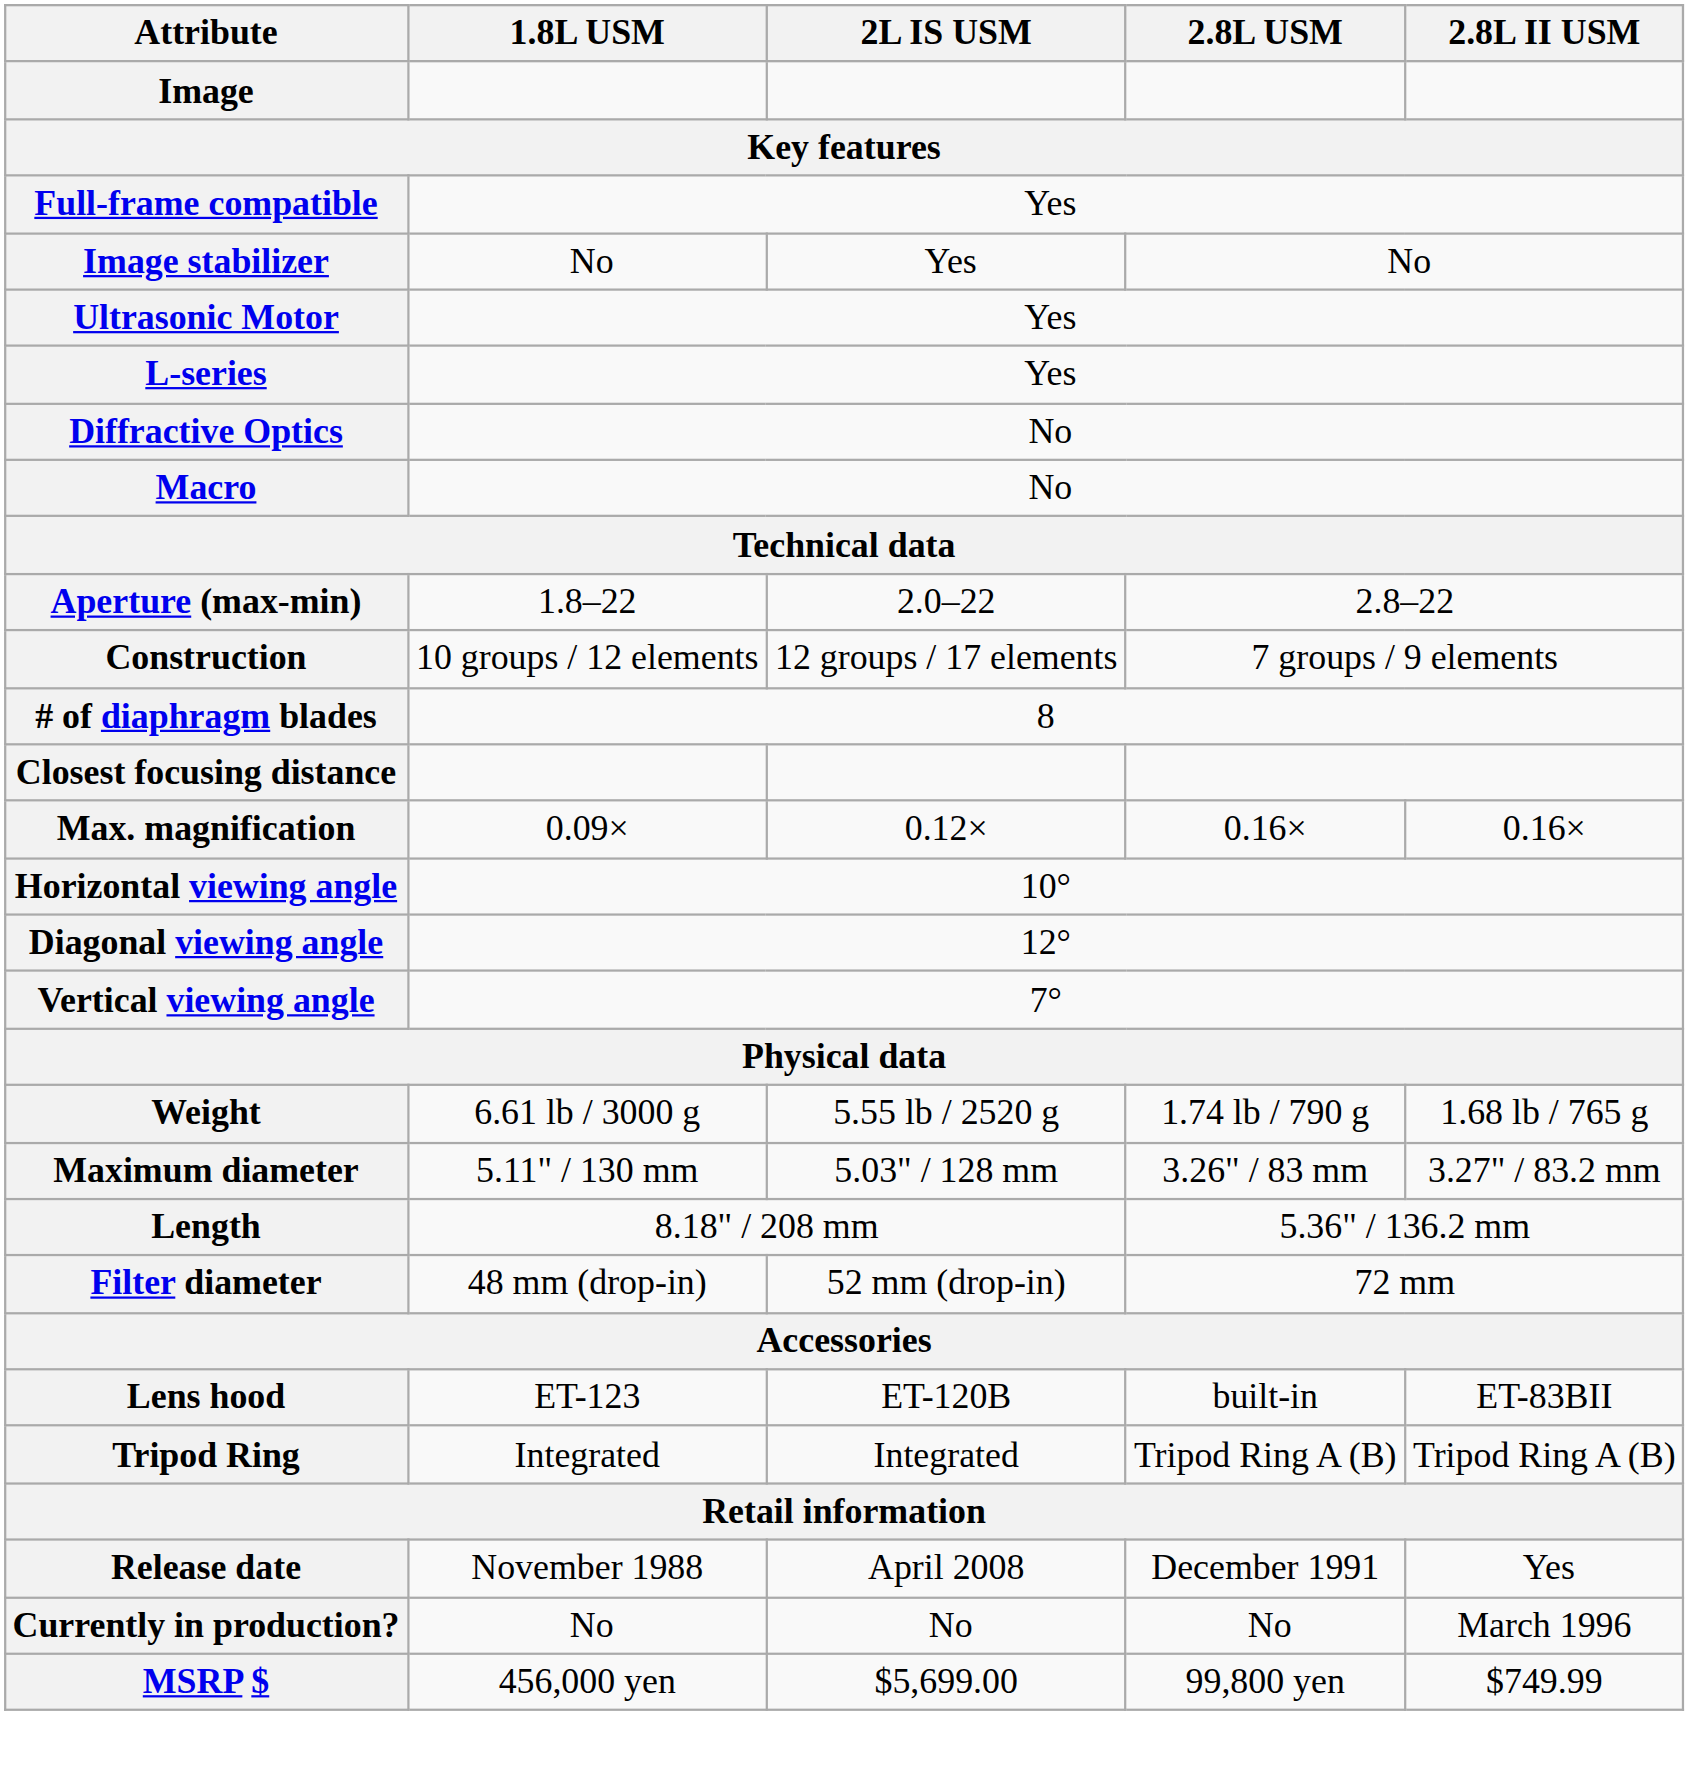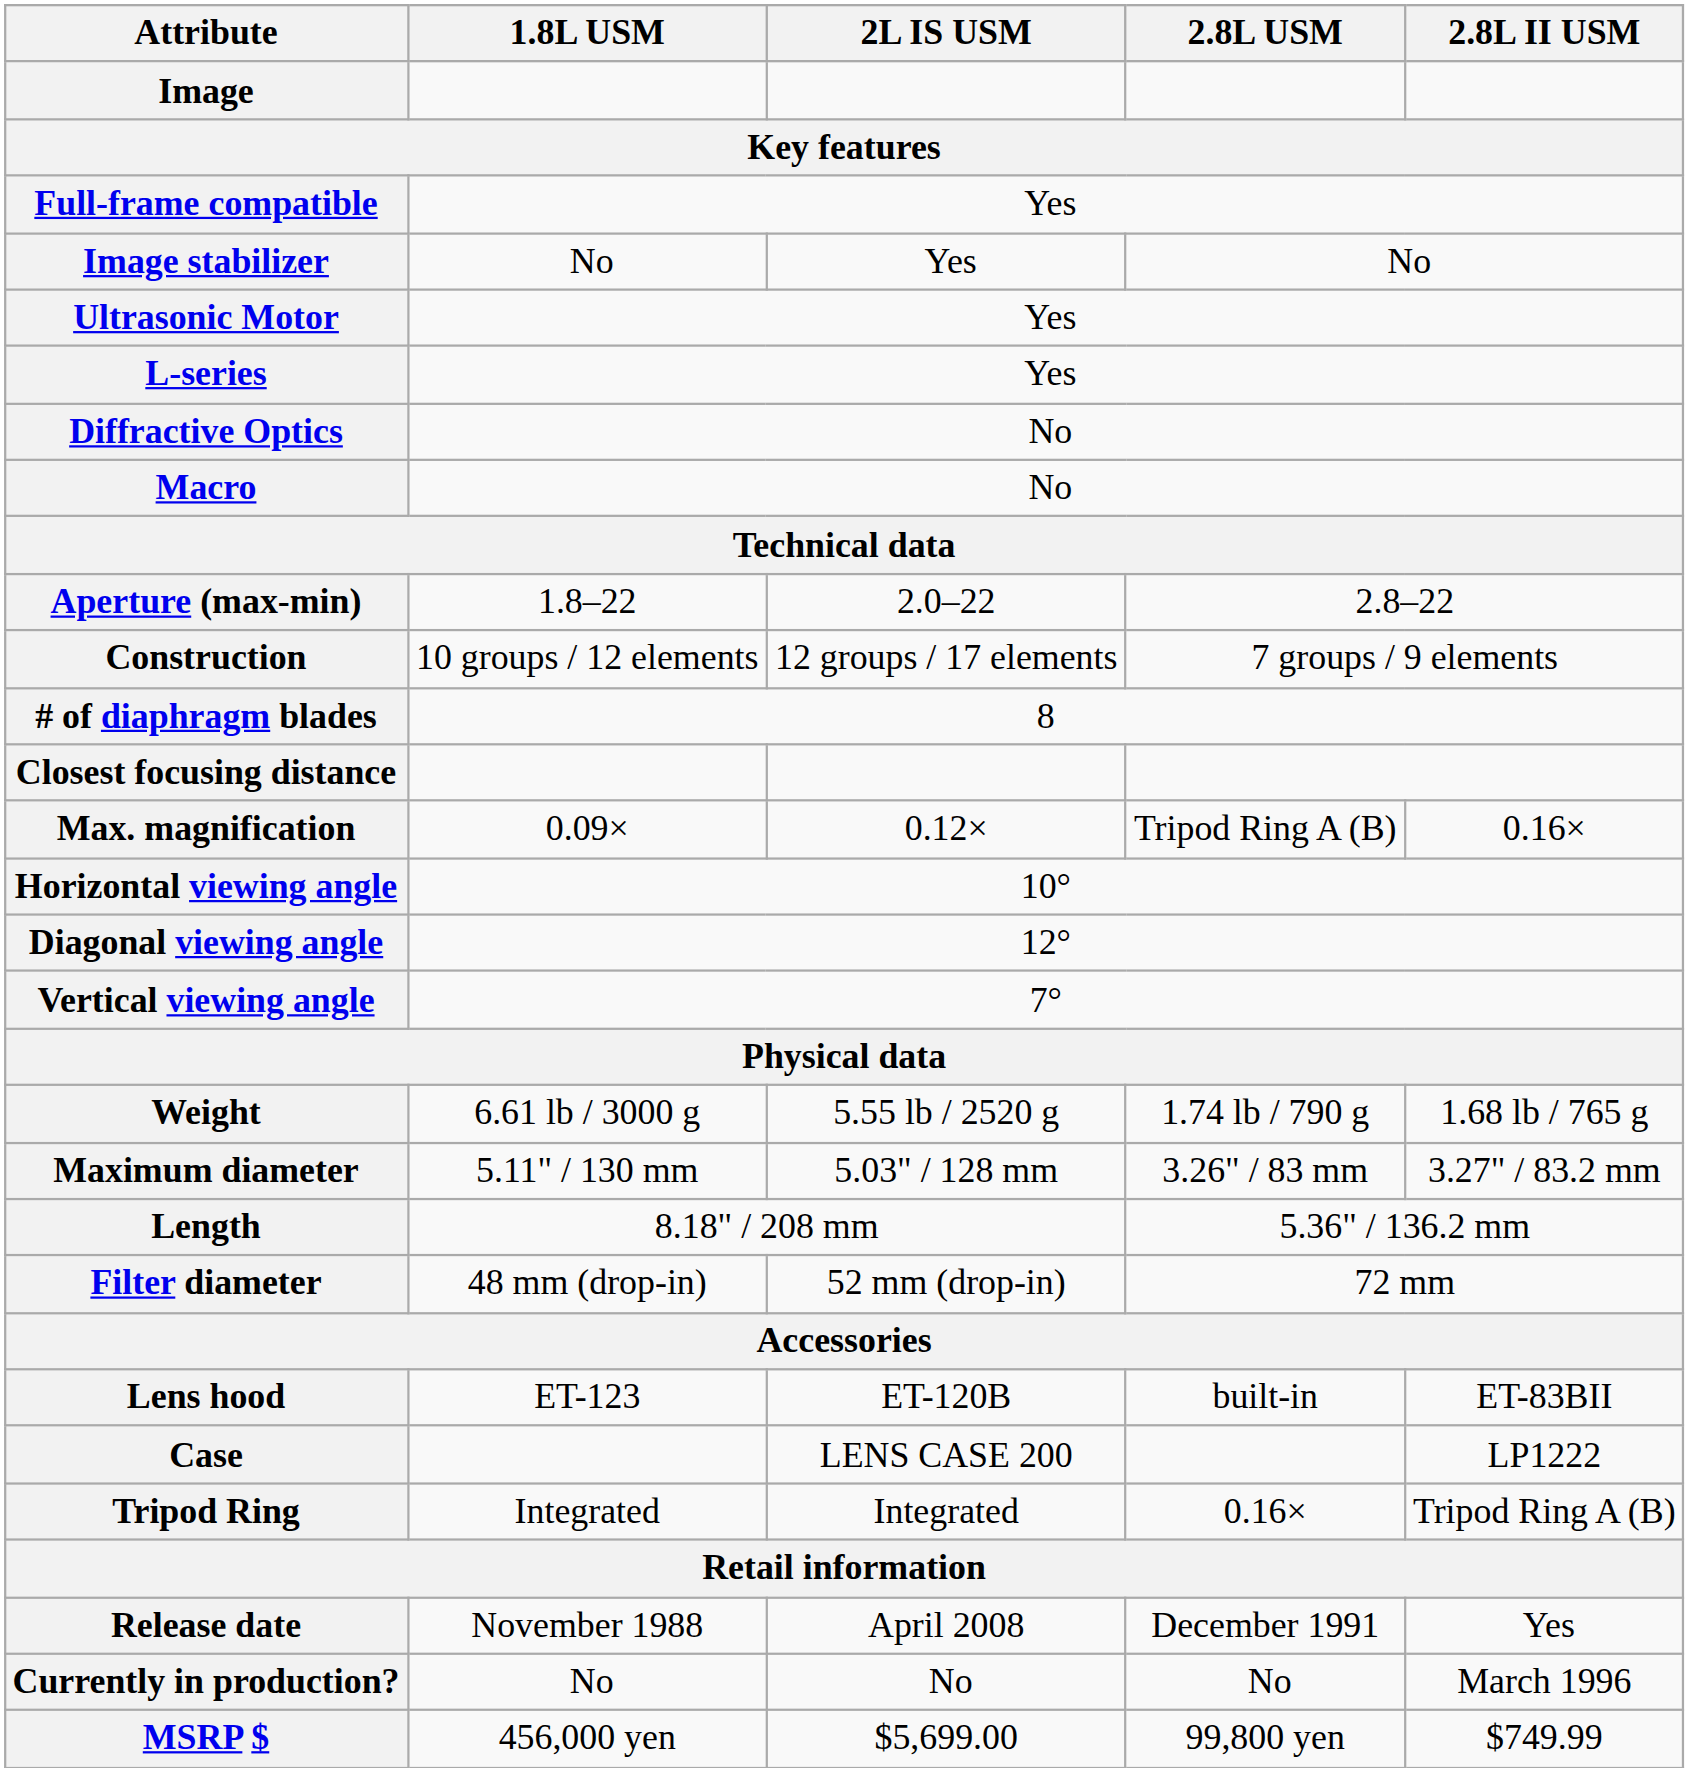(1265, 828) 0.16× -> (1265, 828) Tripod Ring A (B)
+ row: (206, 1453)
(1265, 1453) Tripod Ring A (B) -> (1265, 1510) 0.16×
